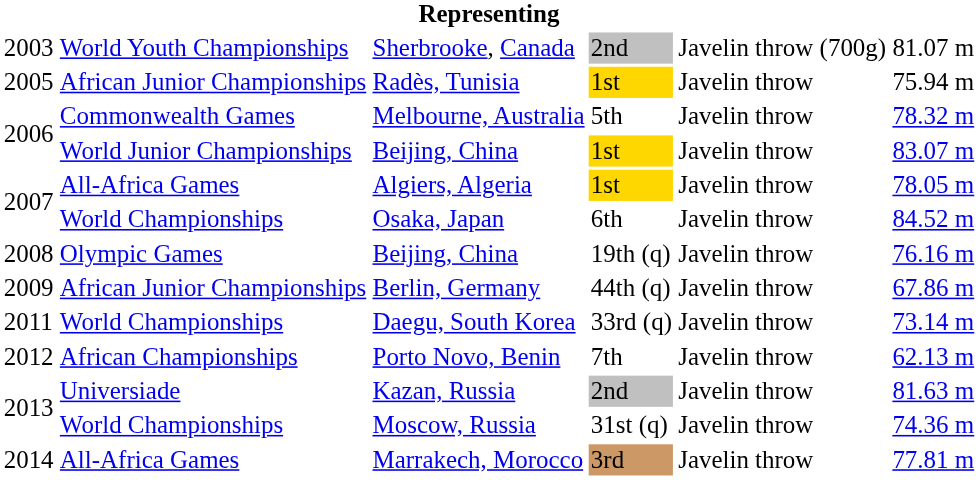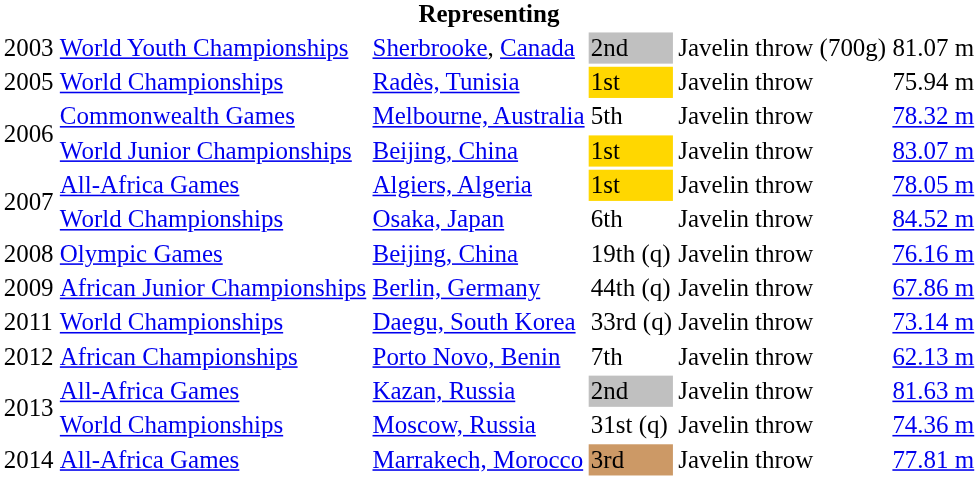(213, 82) African Junior Championships -> (172, 82) World Championships
(120, 390) Universiade -> (150, 390) All-Africa Games
